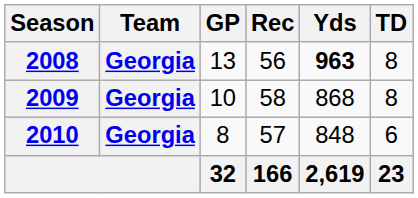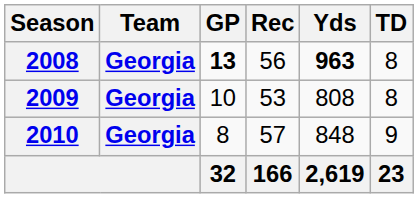(223, 60) normal -> (223, 60) bold
(273, 98) 58 -> (273, 98) 53
(335, 98) 868 -> (335, 98) 808
(391, 135) 6 -> (391, 135) 9
